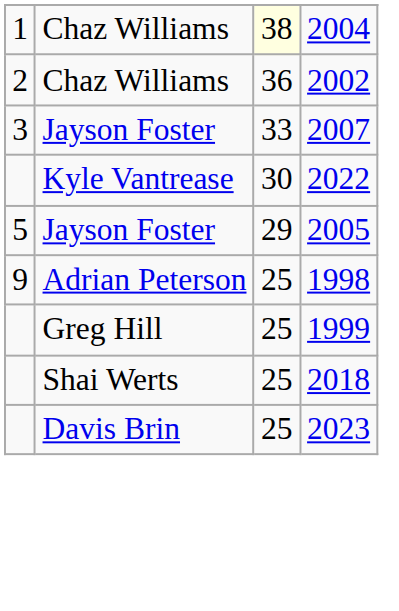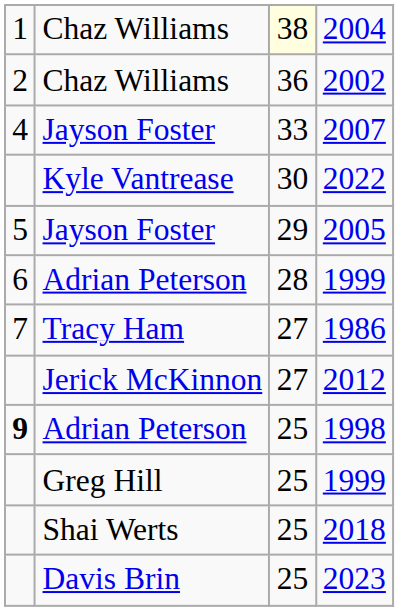(20, 129) 3 -> (20, 129) 4
+ row: (145, 279)
+ row: (113, 329)
+ row: (152, 379)
(20, 279) normal -> (20, 429) bold
